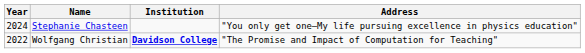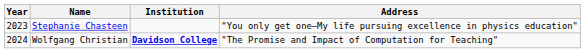(17, 26) 2024 -> (17, 26) 2023
(17, 40) 2022 -> (17, 40) 2024
